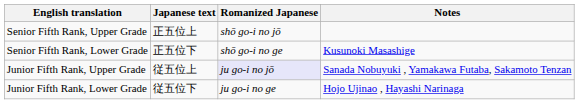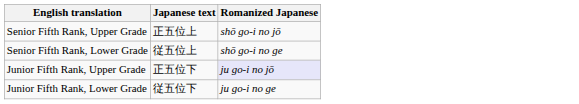- column: (447, 13)
(175, 50) 正五位下 -> (175, 50) 従五位上
(175, 69) 従五位上 -> (175, 69) 正五位下
